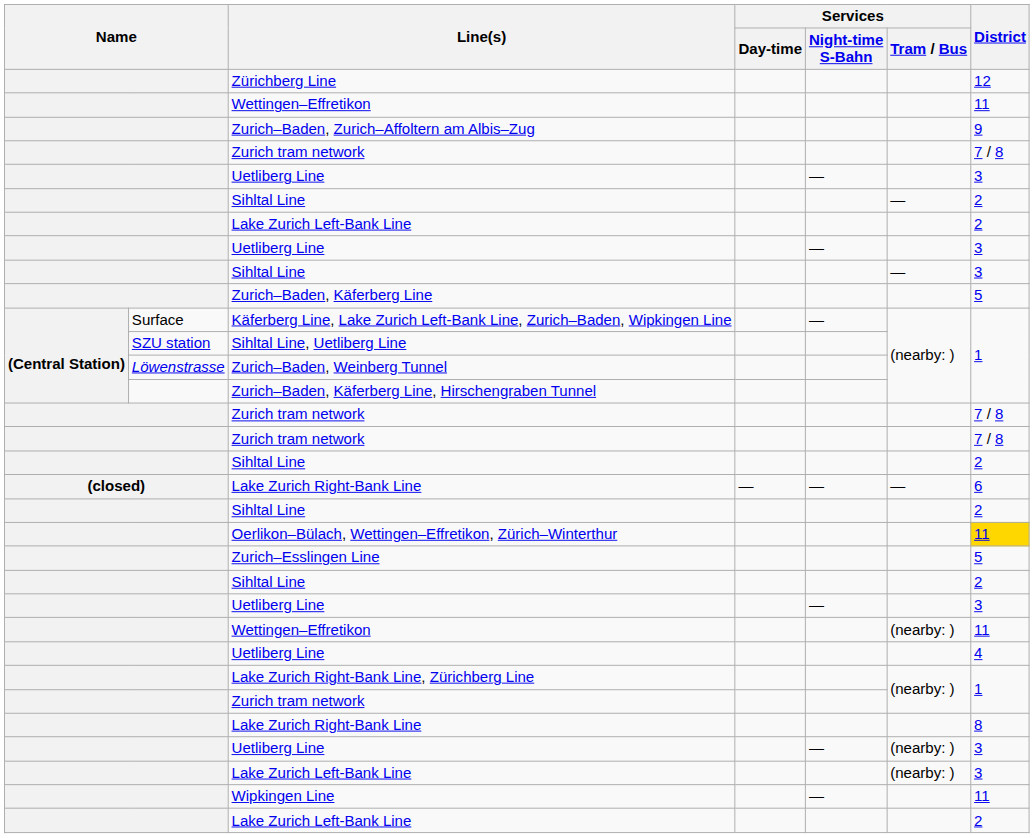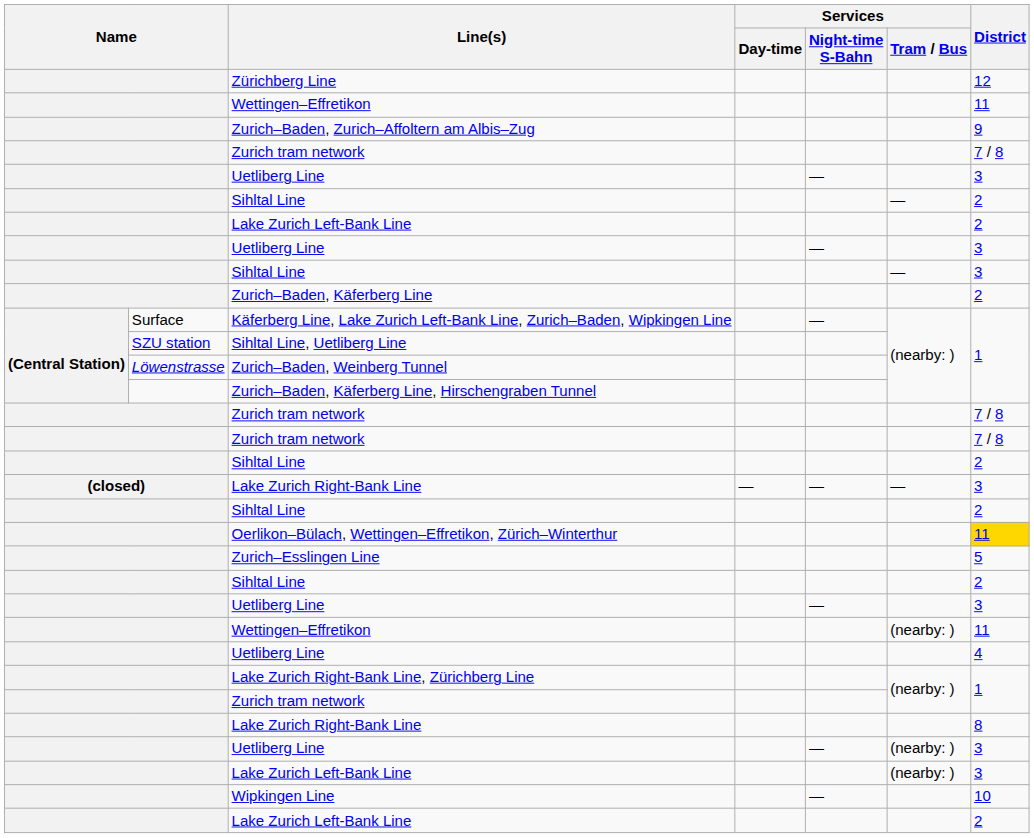(978, 295) 5 -> (978, 295) 2
(978, 486) 6 -> (978, 486) 3
(982, 796) 11 -> (982, 796) 10
